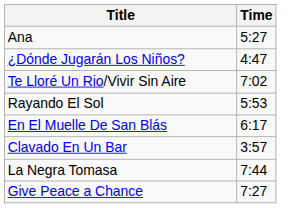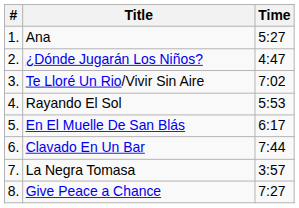+ column: (13, 15)
(254, 147) 3:57 -> (272, 147) 7:44
(254, 170) 7:44 -> (272, 170) 3:57
